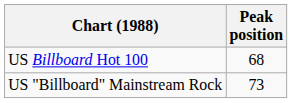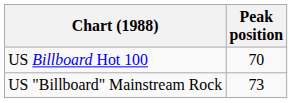(256, 60) 68 -> (256, 60) 70
